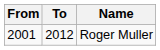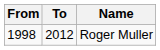(22, 34) 2001 -> (22, 34) 1998
